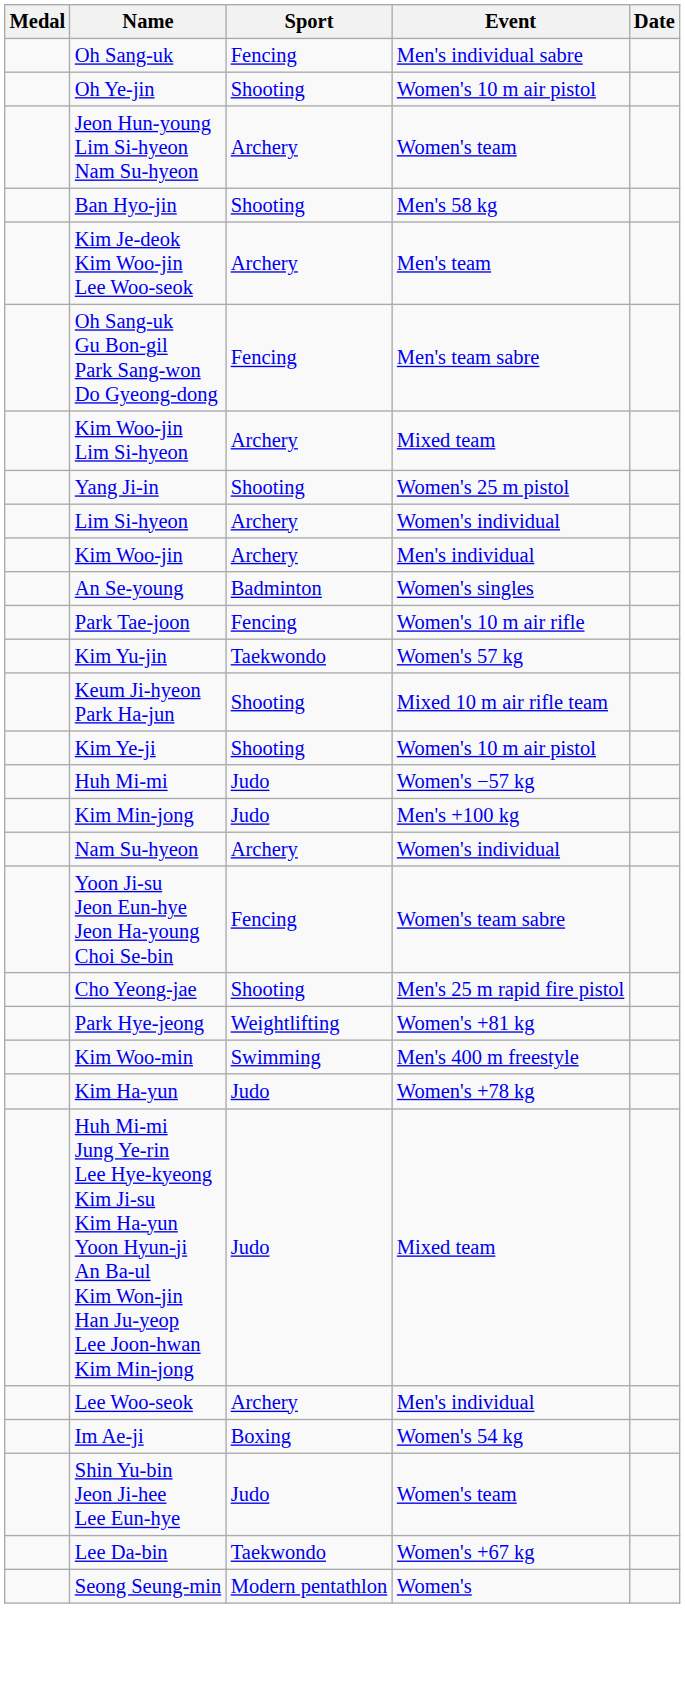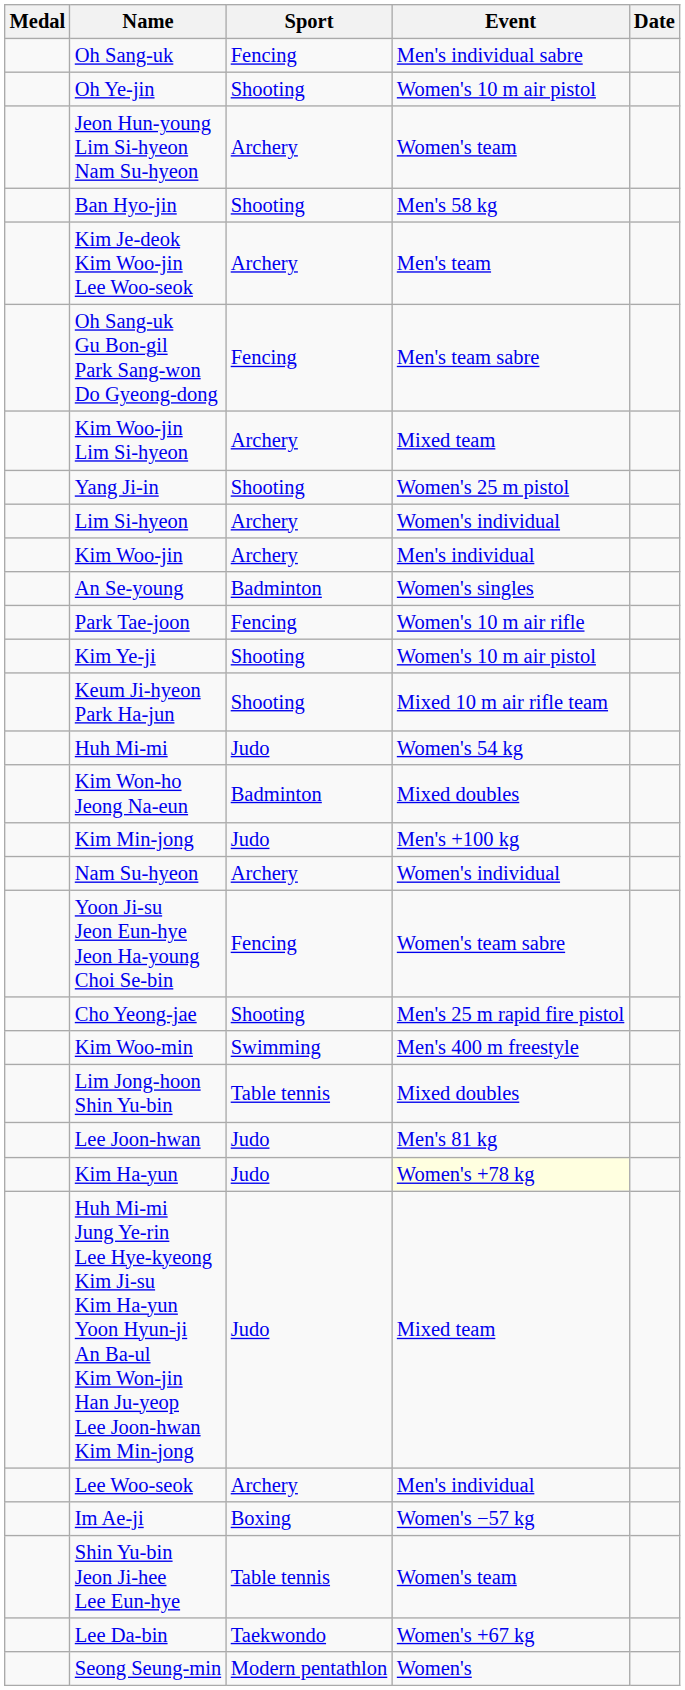- row: (121, 655)
rows swapped: (138, 701) <-> (115, 747)
(466, 781) Women's −57 kg -> (460, 747) Women's 54 kg
+ row: (131, 793)
- row: (139, 1023)
+ row: (138, 1094)
+ row: (138, 1139)
(466, 1091) no background -> (466, 1173) lightyellow background
(460, 1435) Women's 54 kg -> (466, 1518) Women's −57 kg
(250, 1494) Judo -> (280, 1576) Table tennis
